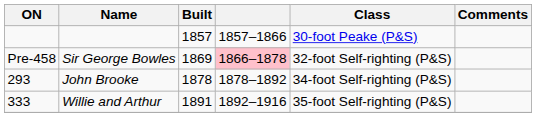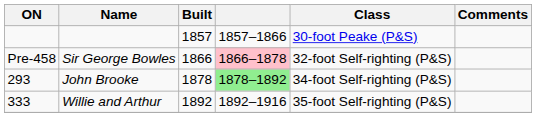(197, 58) 1869 -> (197, 58) 1866
(252, 79) no background -> (252, 79) lightgreen background
(197, 101) 1891 -> (197, 101) 1892
